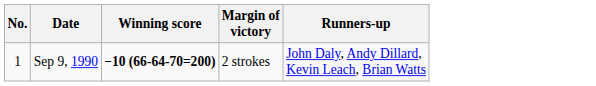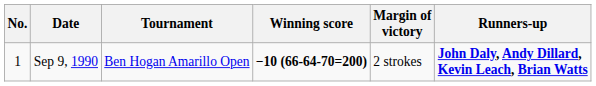+ column: (177, 23)
(356, 62) normal -> (513, 62) bold
